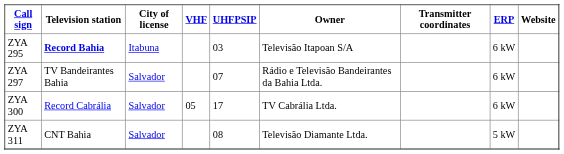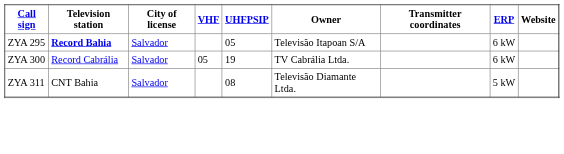(144, 48) Itabuna -> (150, 42) Salvador
(218, 48) 03 -> (230, 42) 05
- row: (18, 77)
(218, 105) 17 -> (230, 59) 19
